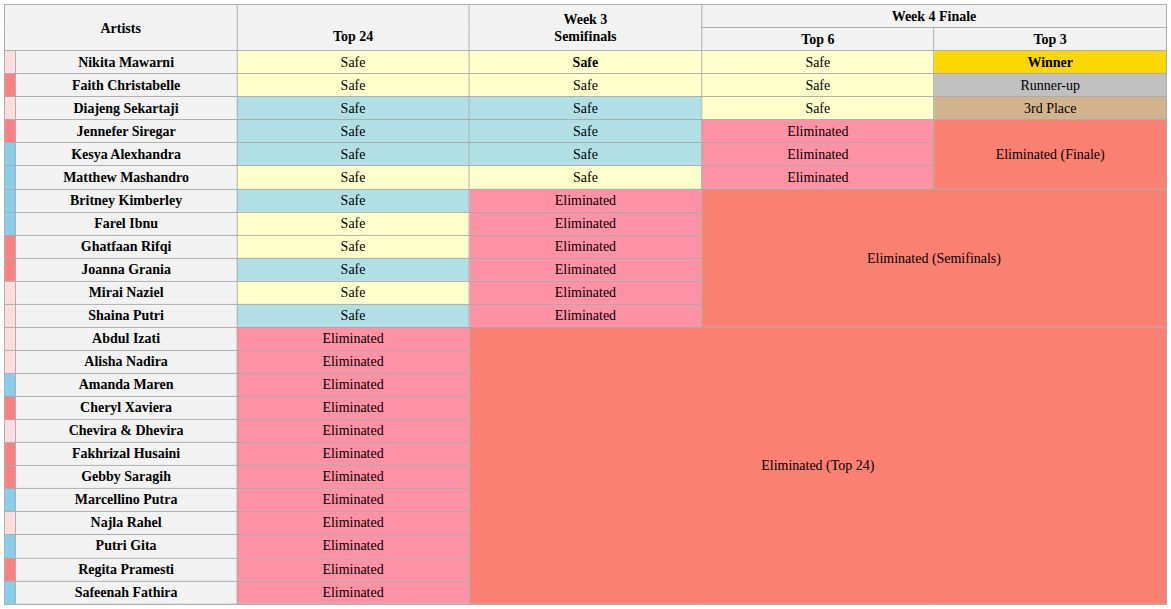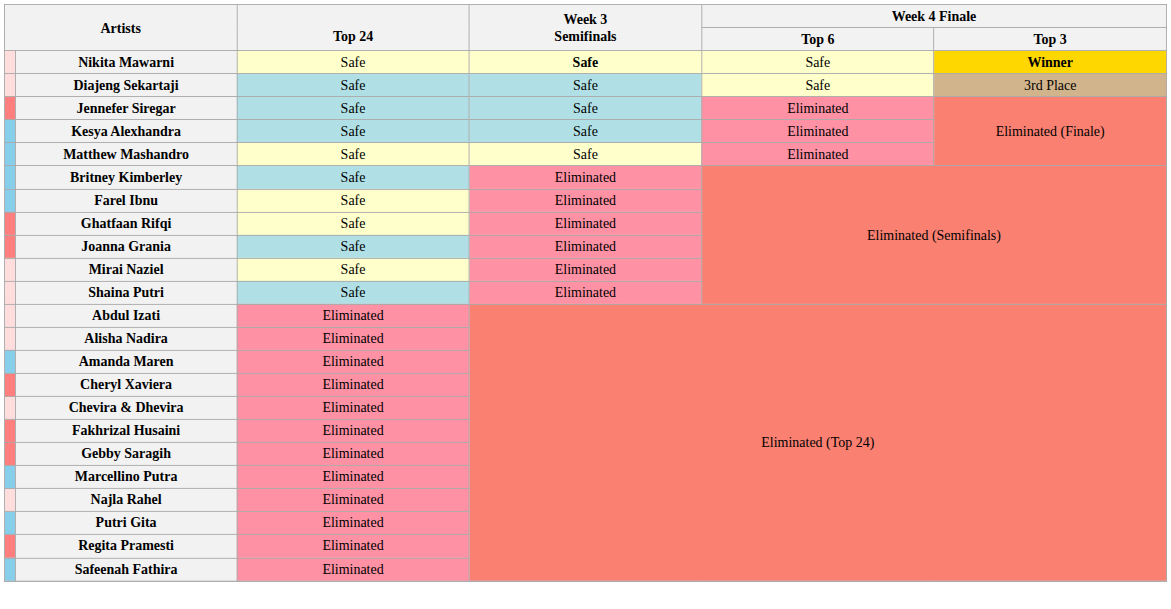- row: (126, 85)
